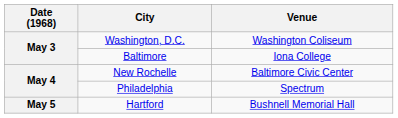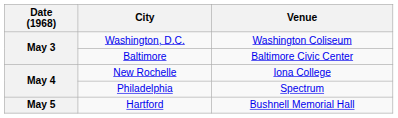(302, 56) Iona College -> (302, 56) Baltimore Civic Center
(302, 72) Baltimore Civic Center -> (302, 72) Iona College
